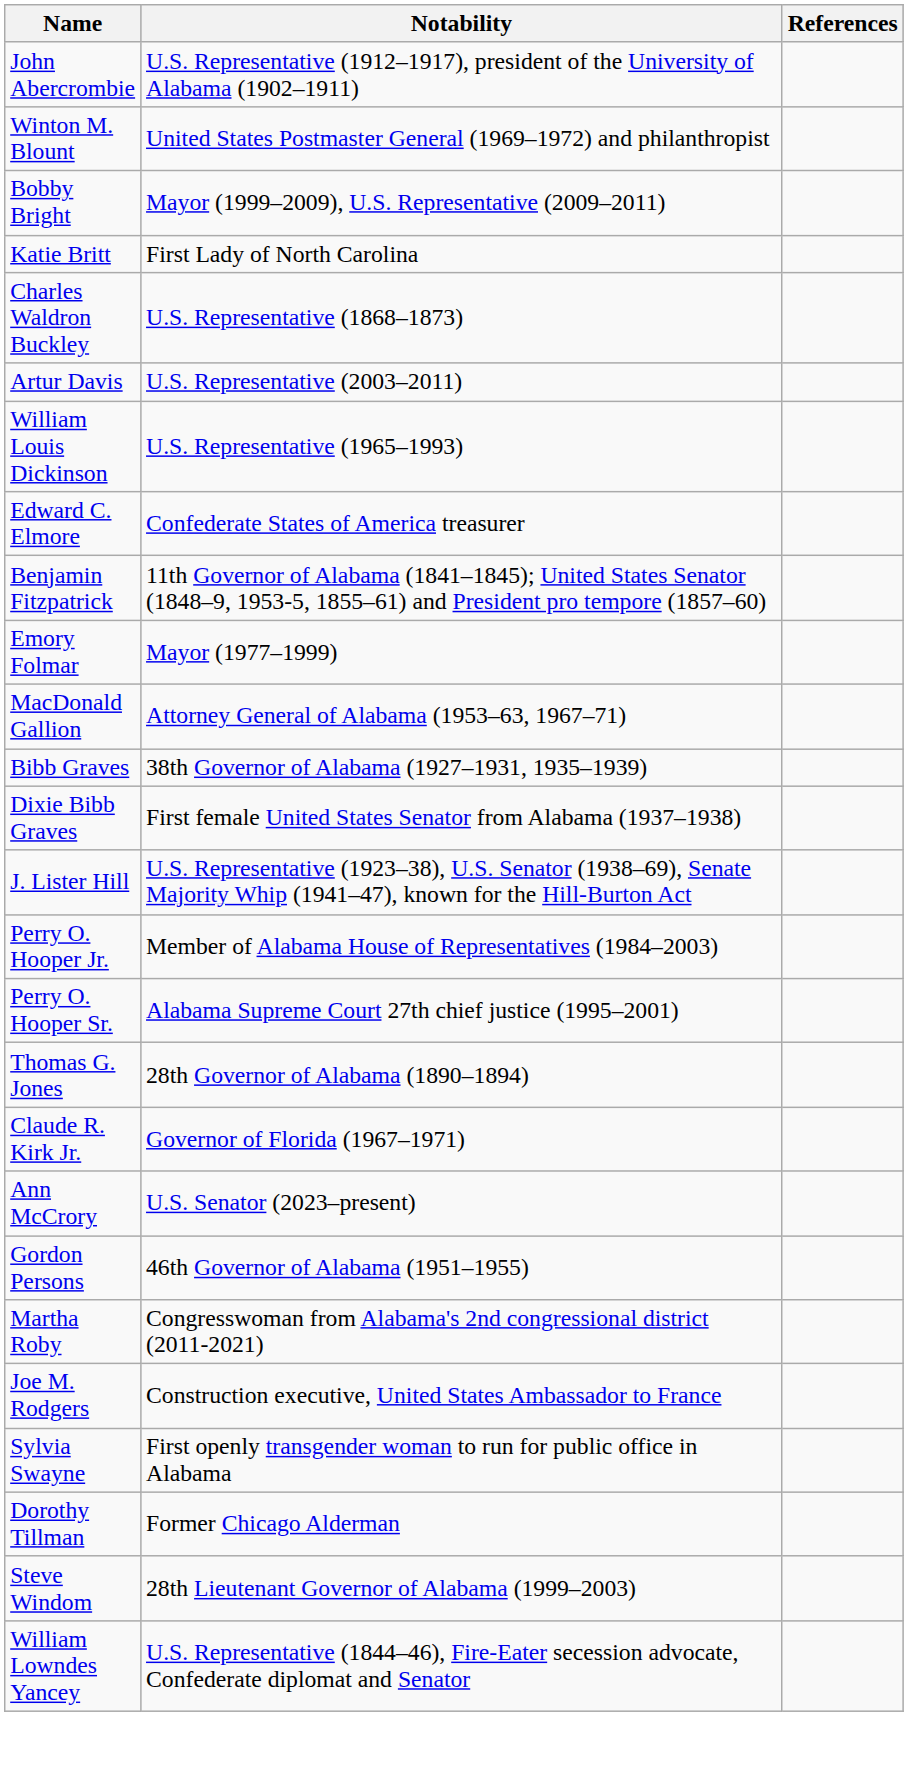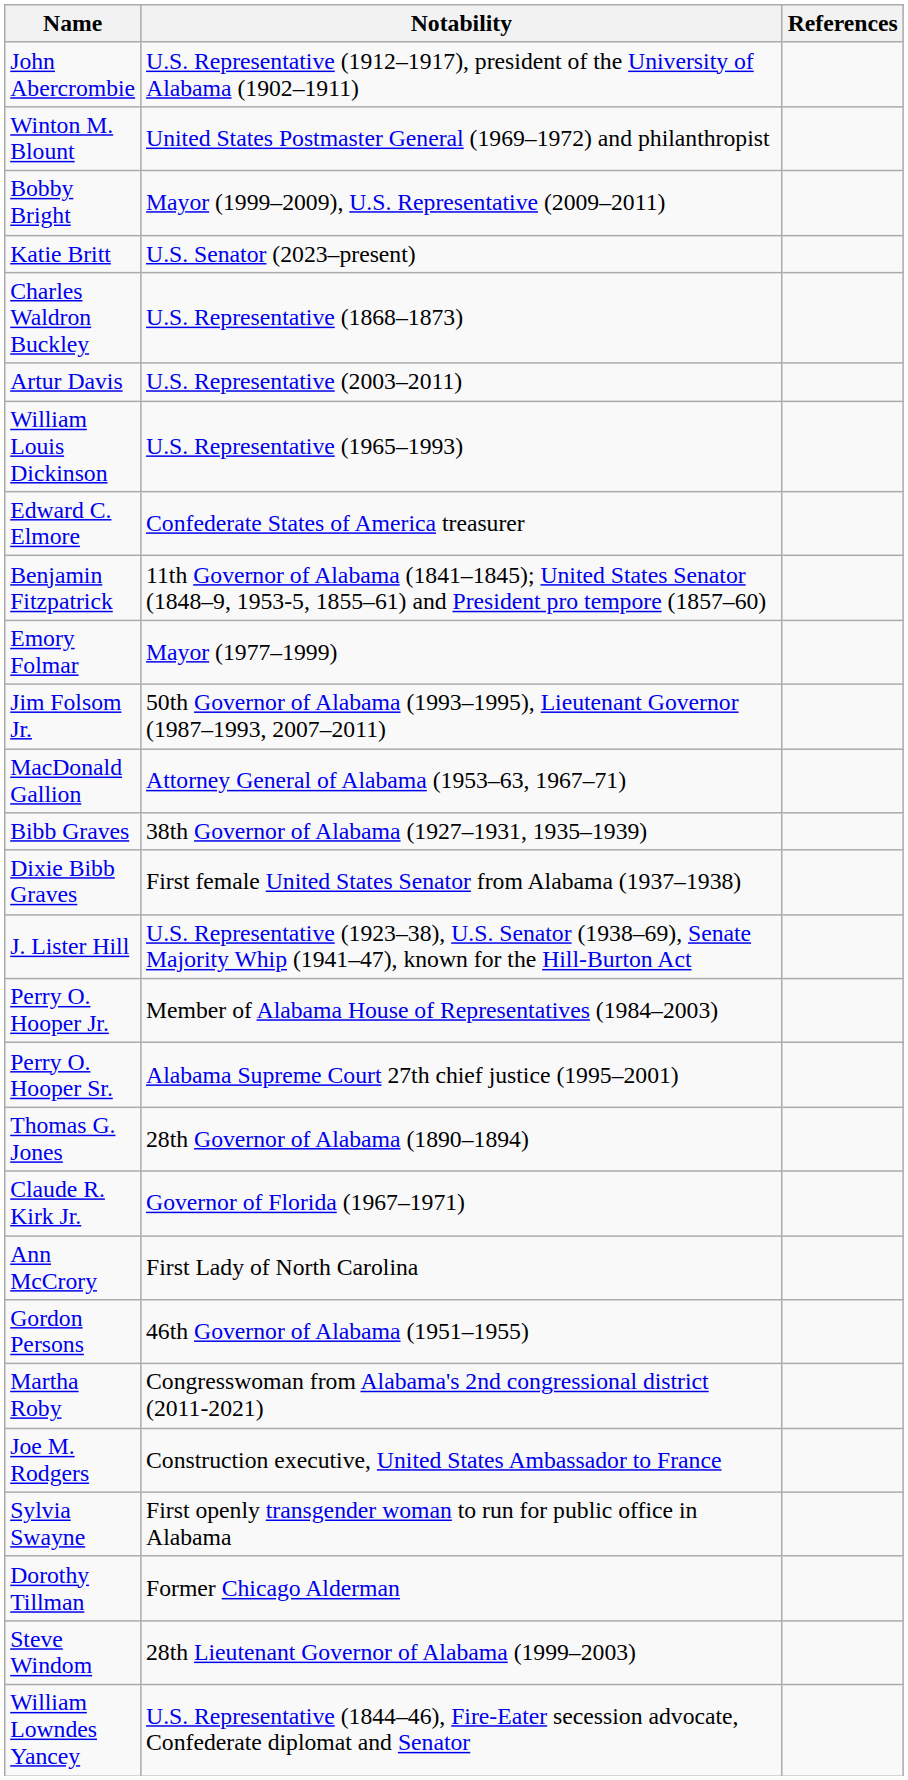(282, 253) First Lady of North Carolina -> (281, 253) U.S. Senator (2023–present)
+ row: (66, 716)
(281, 1203) U.S. Senator (2023–present) -> (282, 1267) First Lady of North Carolina
